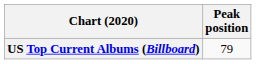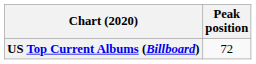(227, 48) 79 -> (227, 48) 72
